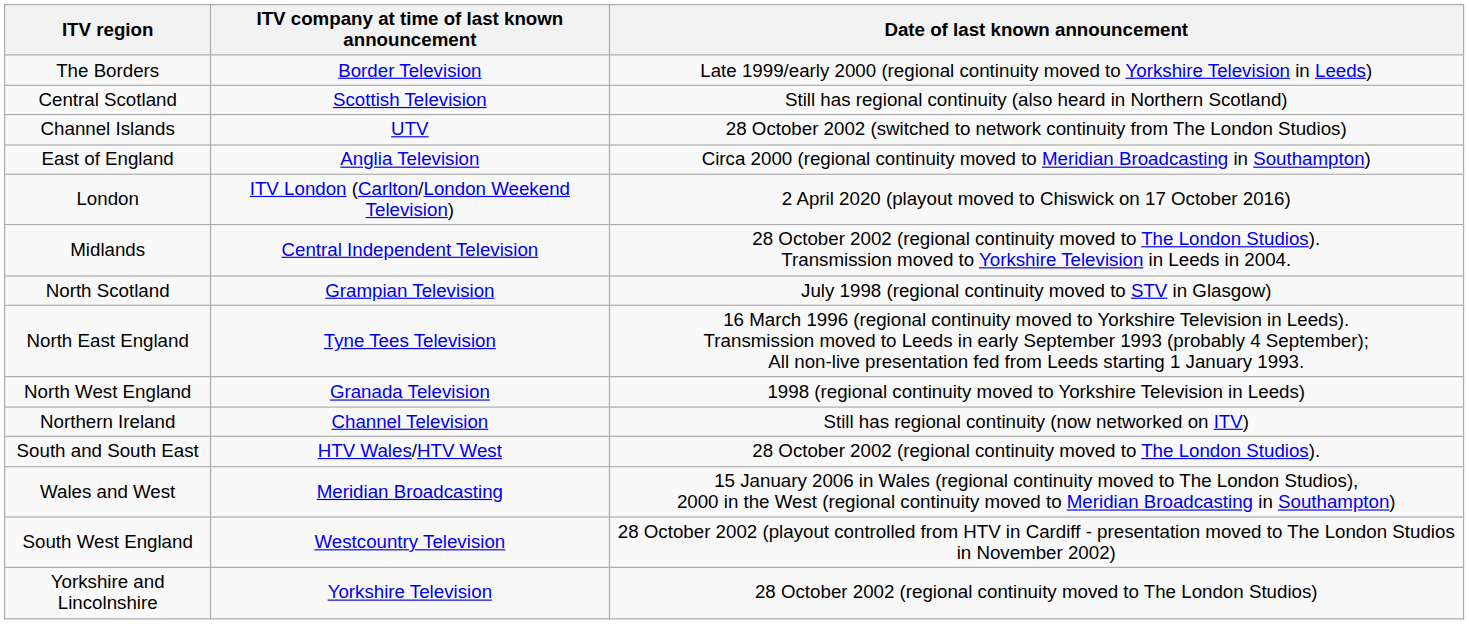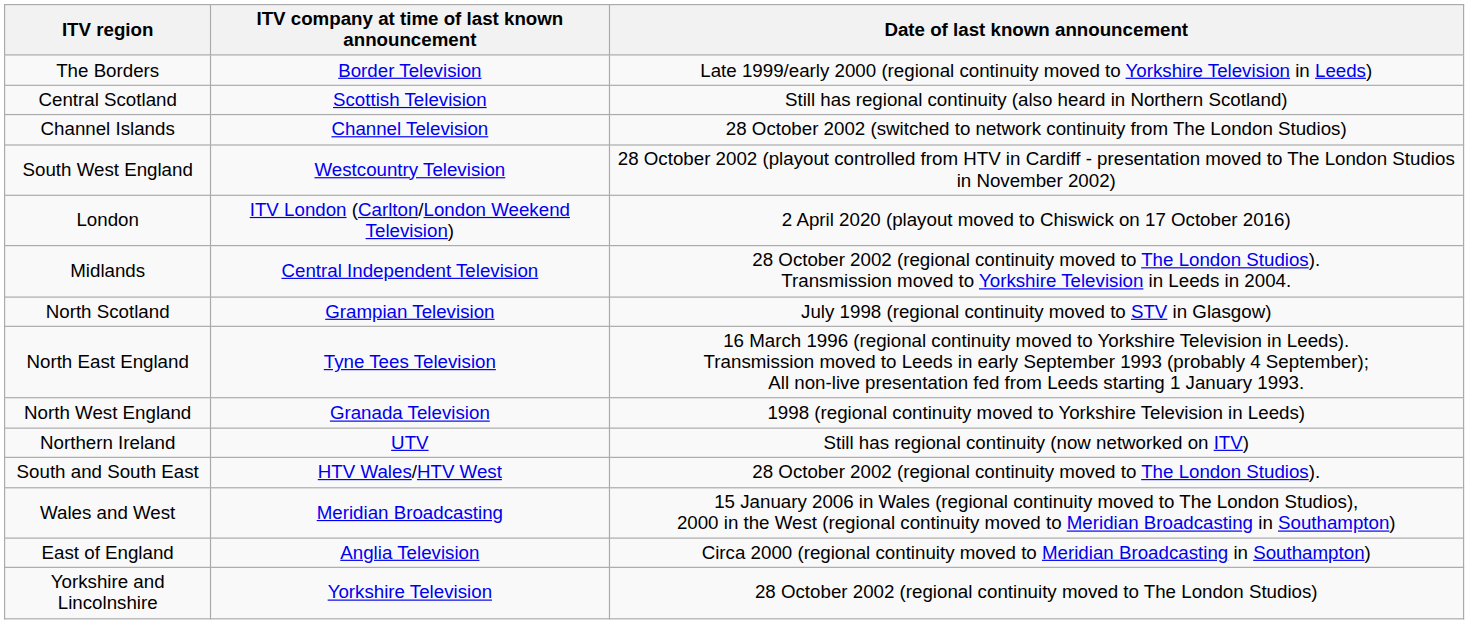(410, 129) UTV -> (410, 129) Channel Television
rows swapped: (108, 159) <-> (108, 542)
(410, 421) Channel Television -> (410, 442) UTV
